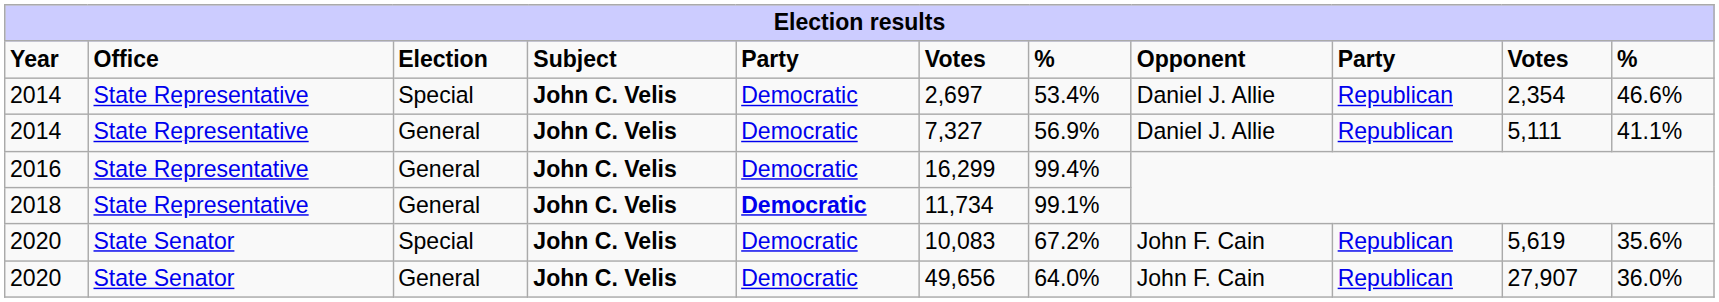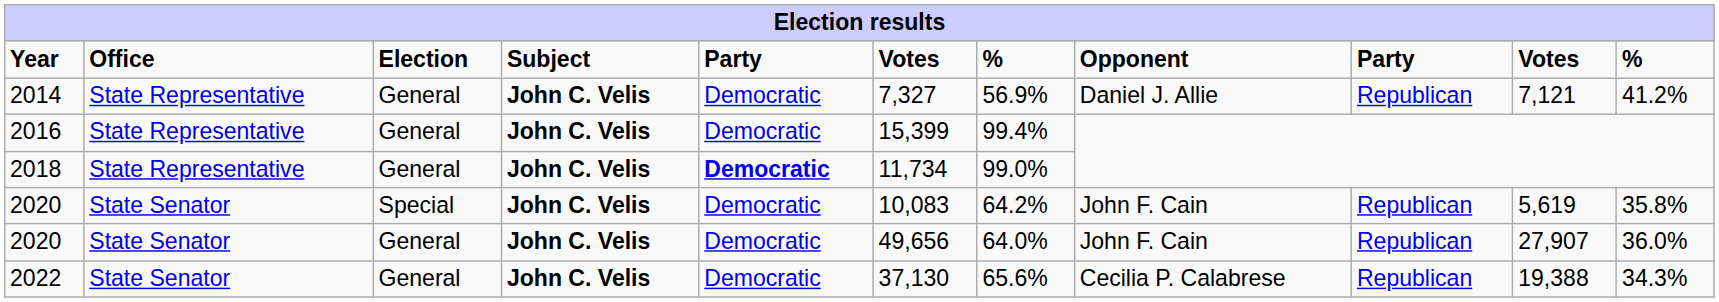- row: (36, 95)
(1535, 132) 5,111 -> (1547, 95) 7,121
(1650, 132) 41.1% -> (1655, 95) 41.2%
(960, 168) 16,299 -> (914, 132) 15,399
(1067, 205) 99.1% -> (1015, 168) 99.0%
(1067, 242) 67.2% -> (1015, 205) 64.2%
(1650, 242) 35.6% -> (1655, 205) 35.8%
+ row: (36, 278)
